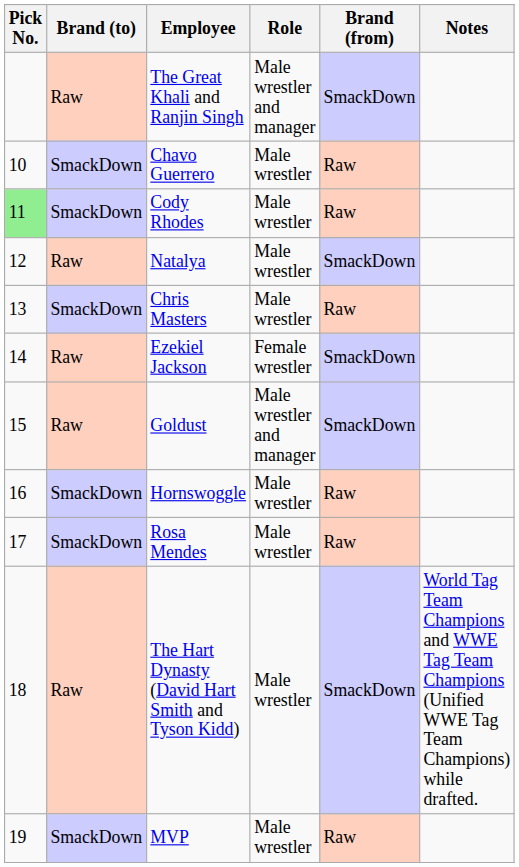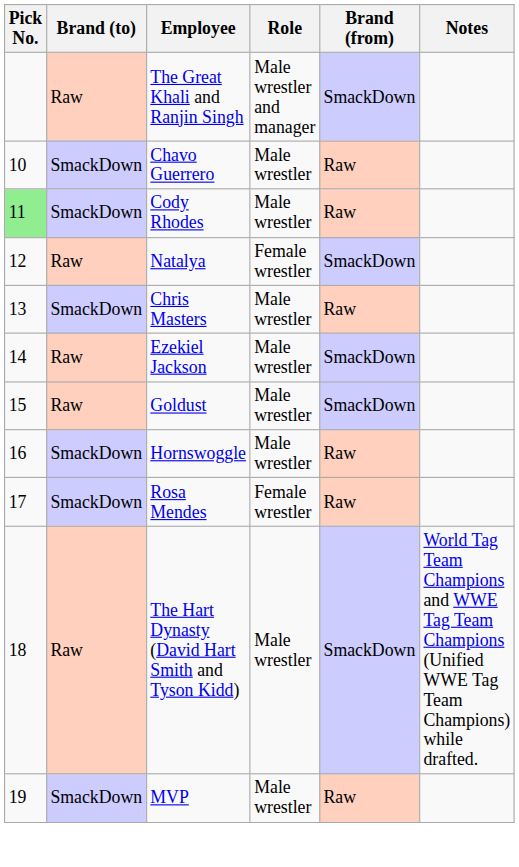(283, 261) Male wrestler -> (283, 261) Female wrestler
(283, 357) Female wrestler -> (283, 357) Male wrestler
(285, 425) Male wrestler and manager -> (283, 405) Male wrestler
(283, 541) Male wrestler -> (283, 501) Female wrestler
